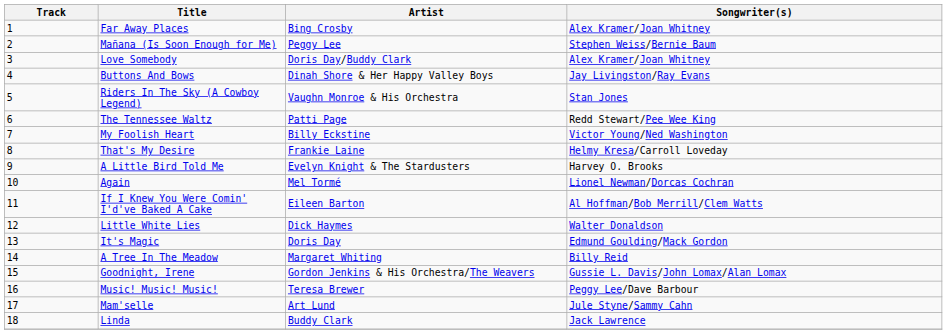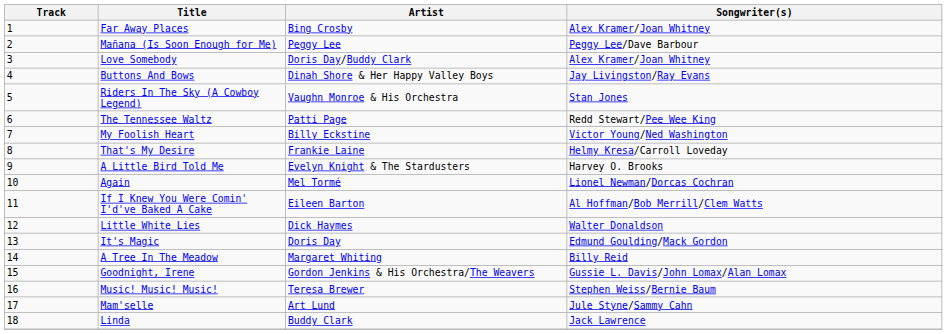(643, 44) Stephen Weiss/Bernie Baum -> (634, 44) Peggy Lee/Dave Barbour
(634, 289) Peggy Lee/Dave Barbour -> (643, 289) Stephen Weiss/Bernie Baum
